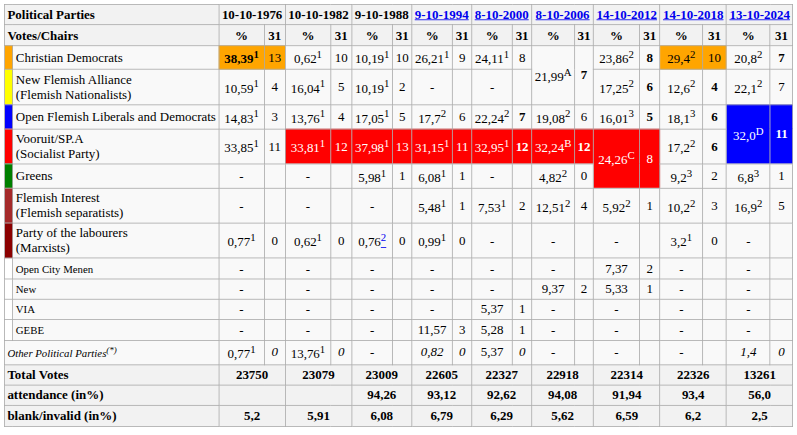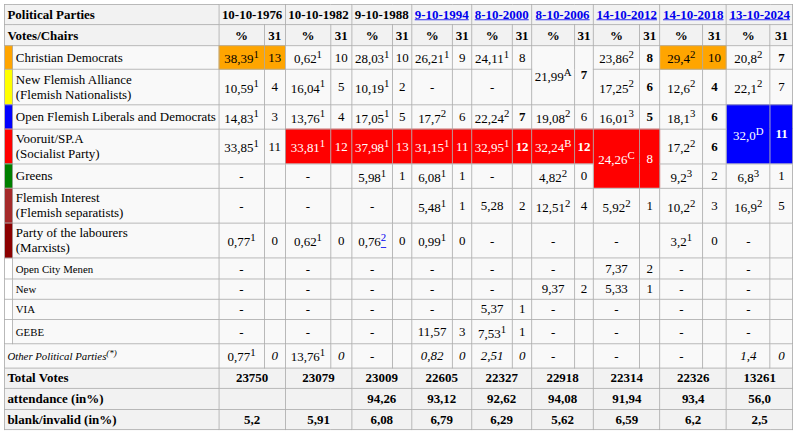(242, 57) bold -> (242, 57) normal
(372, 57) 10,191 -> (372, 57) 28,031
(492, 205) 7,531 -> (492, 205) 5,28
(492, 330) 5,28 -> (492, 332) 7,531
(492, 352) 5,37 -> (492, 356) 2,51
